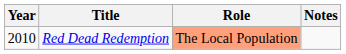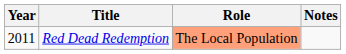(22, 37) 2010 -> (22, 37) 2011
